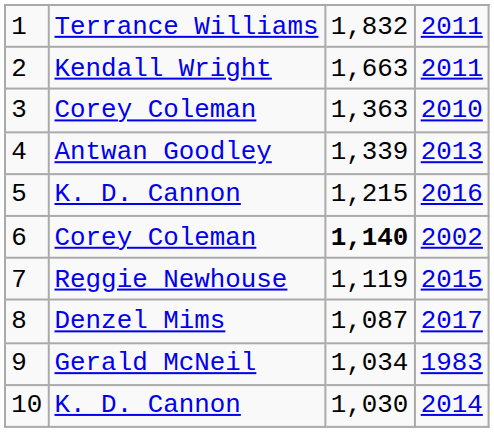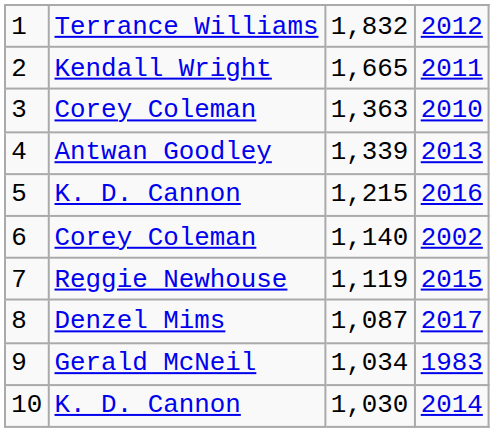(452, 26) 2011 -> (452, 26) 2012
(370, 68) 1,663 -> (370, 68) 1,665
(370, 237) bold -> (370, 237) normal
